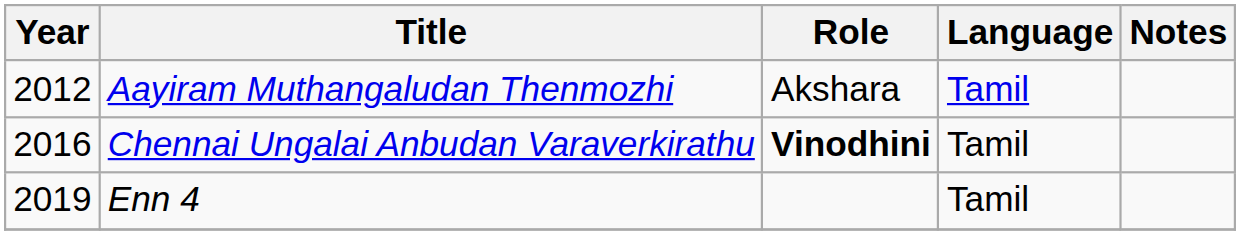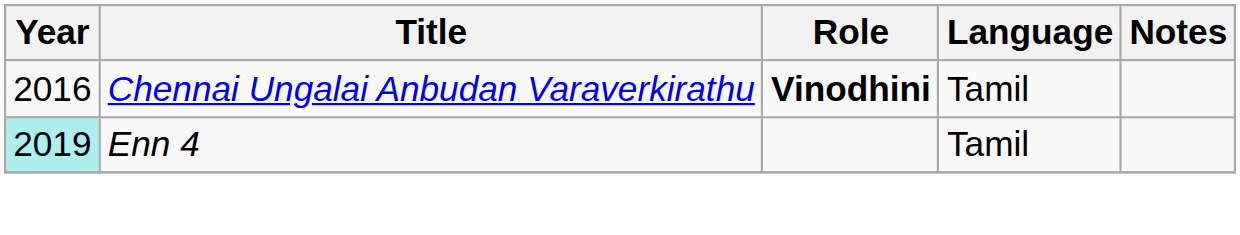- row: (390, 88)
(52, 199) no background -> (52, 144) paleturquoise background
